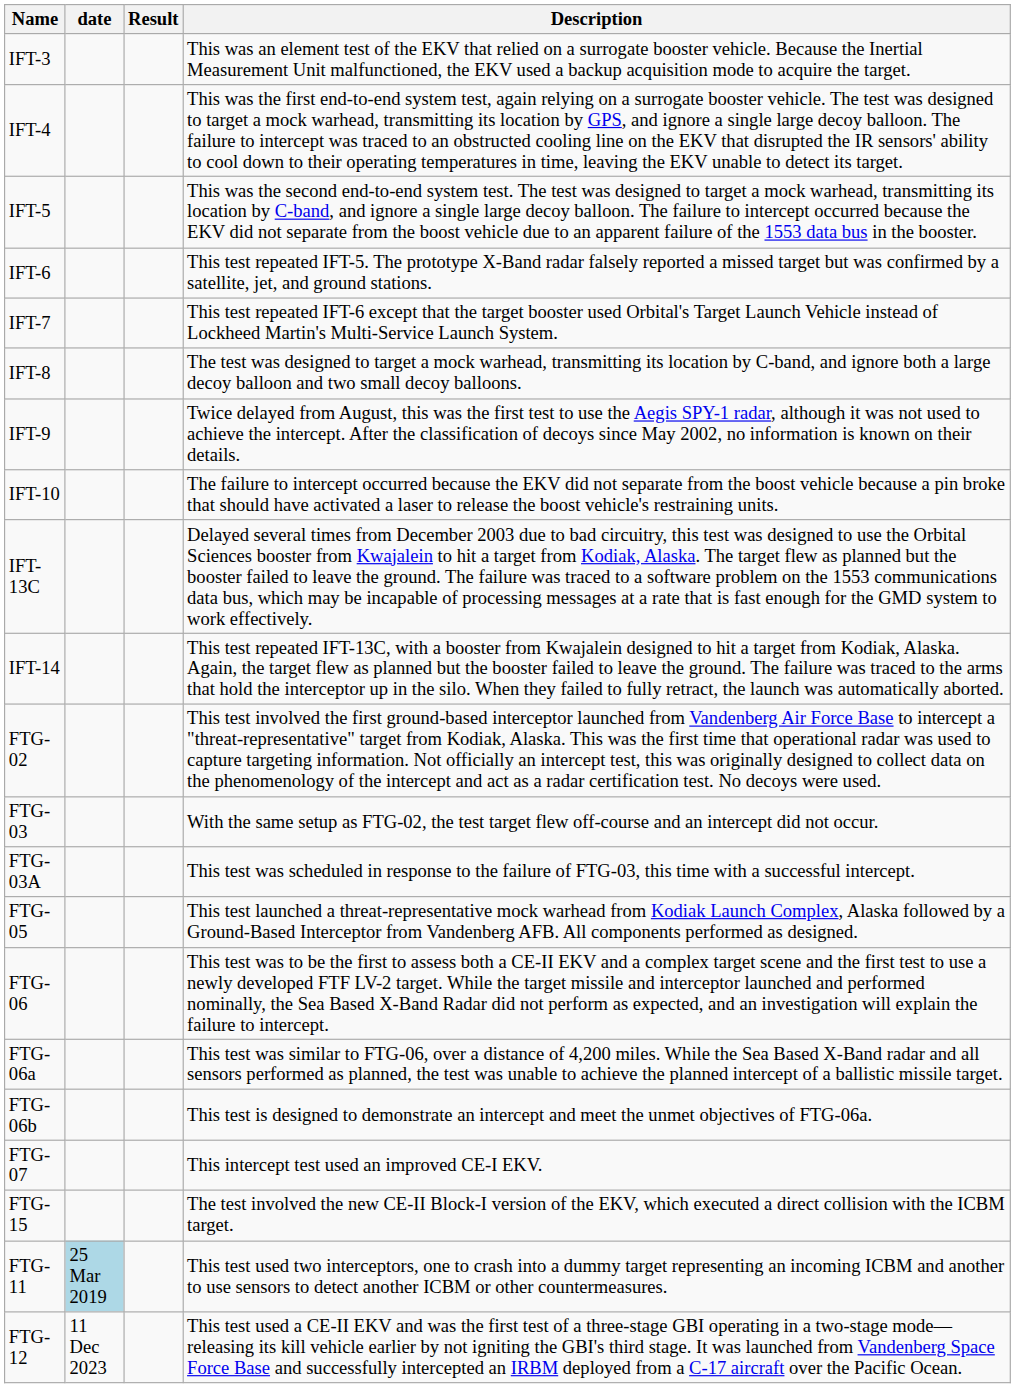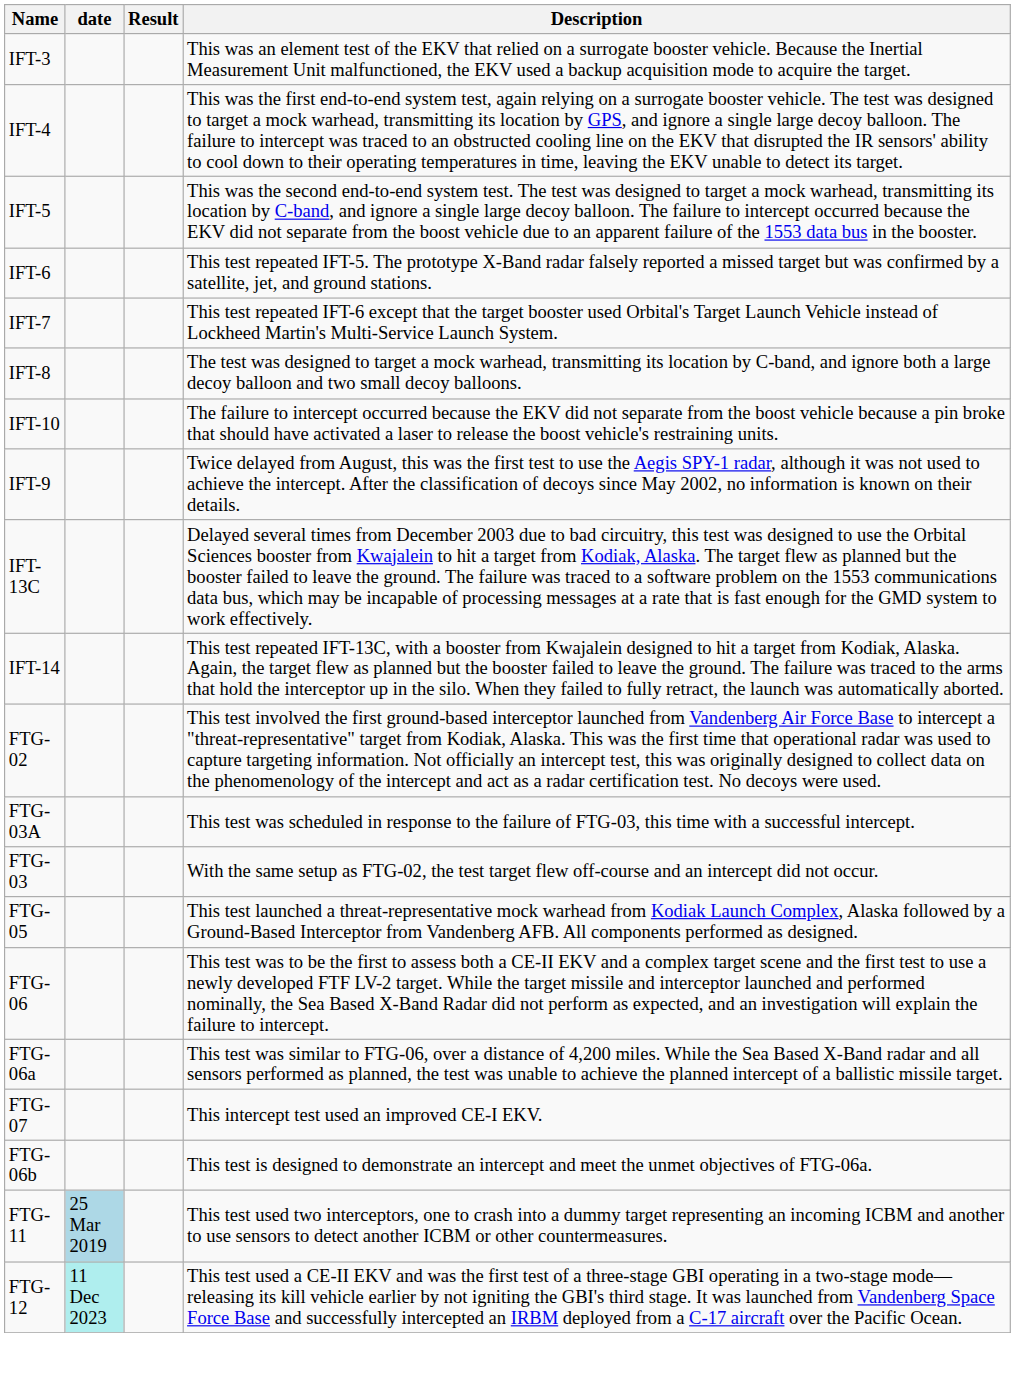rows swapped: (30, 434) <-> (34, 494)
rows swapped: (29, 821) <-> (29, 871)
rows swapped: (29, 1165) <-> (29, 1114)
- row: (29, 1215)
(88, 1347) no background -> (88, 1296) paleturquoise background
